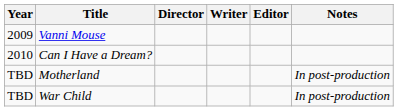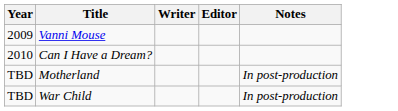- column: (181, 14)
